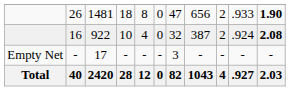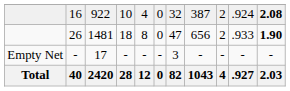rows swapped: (75, 14) <-> (75, 34)
